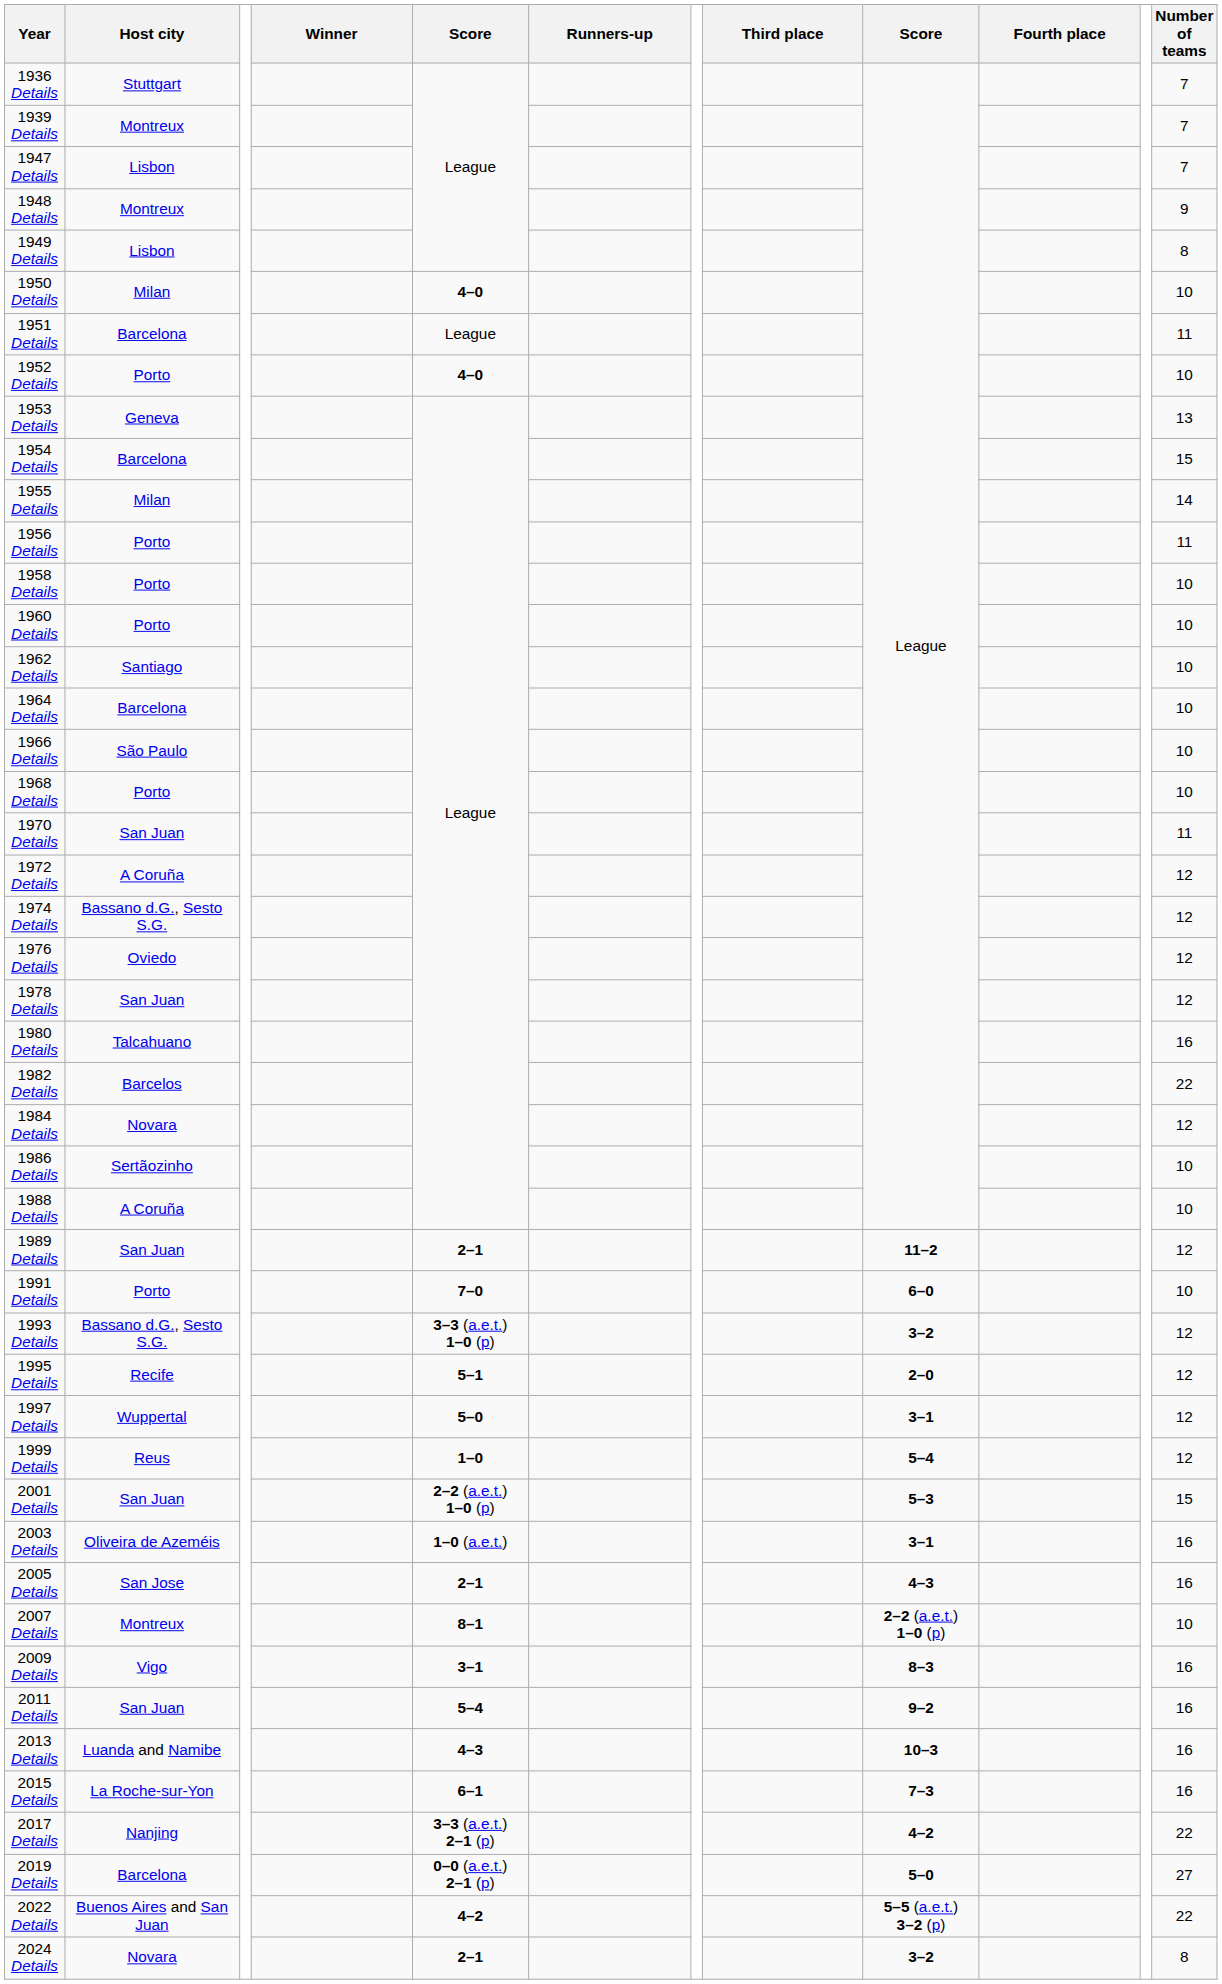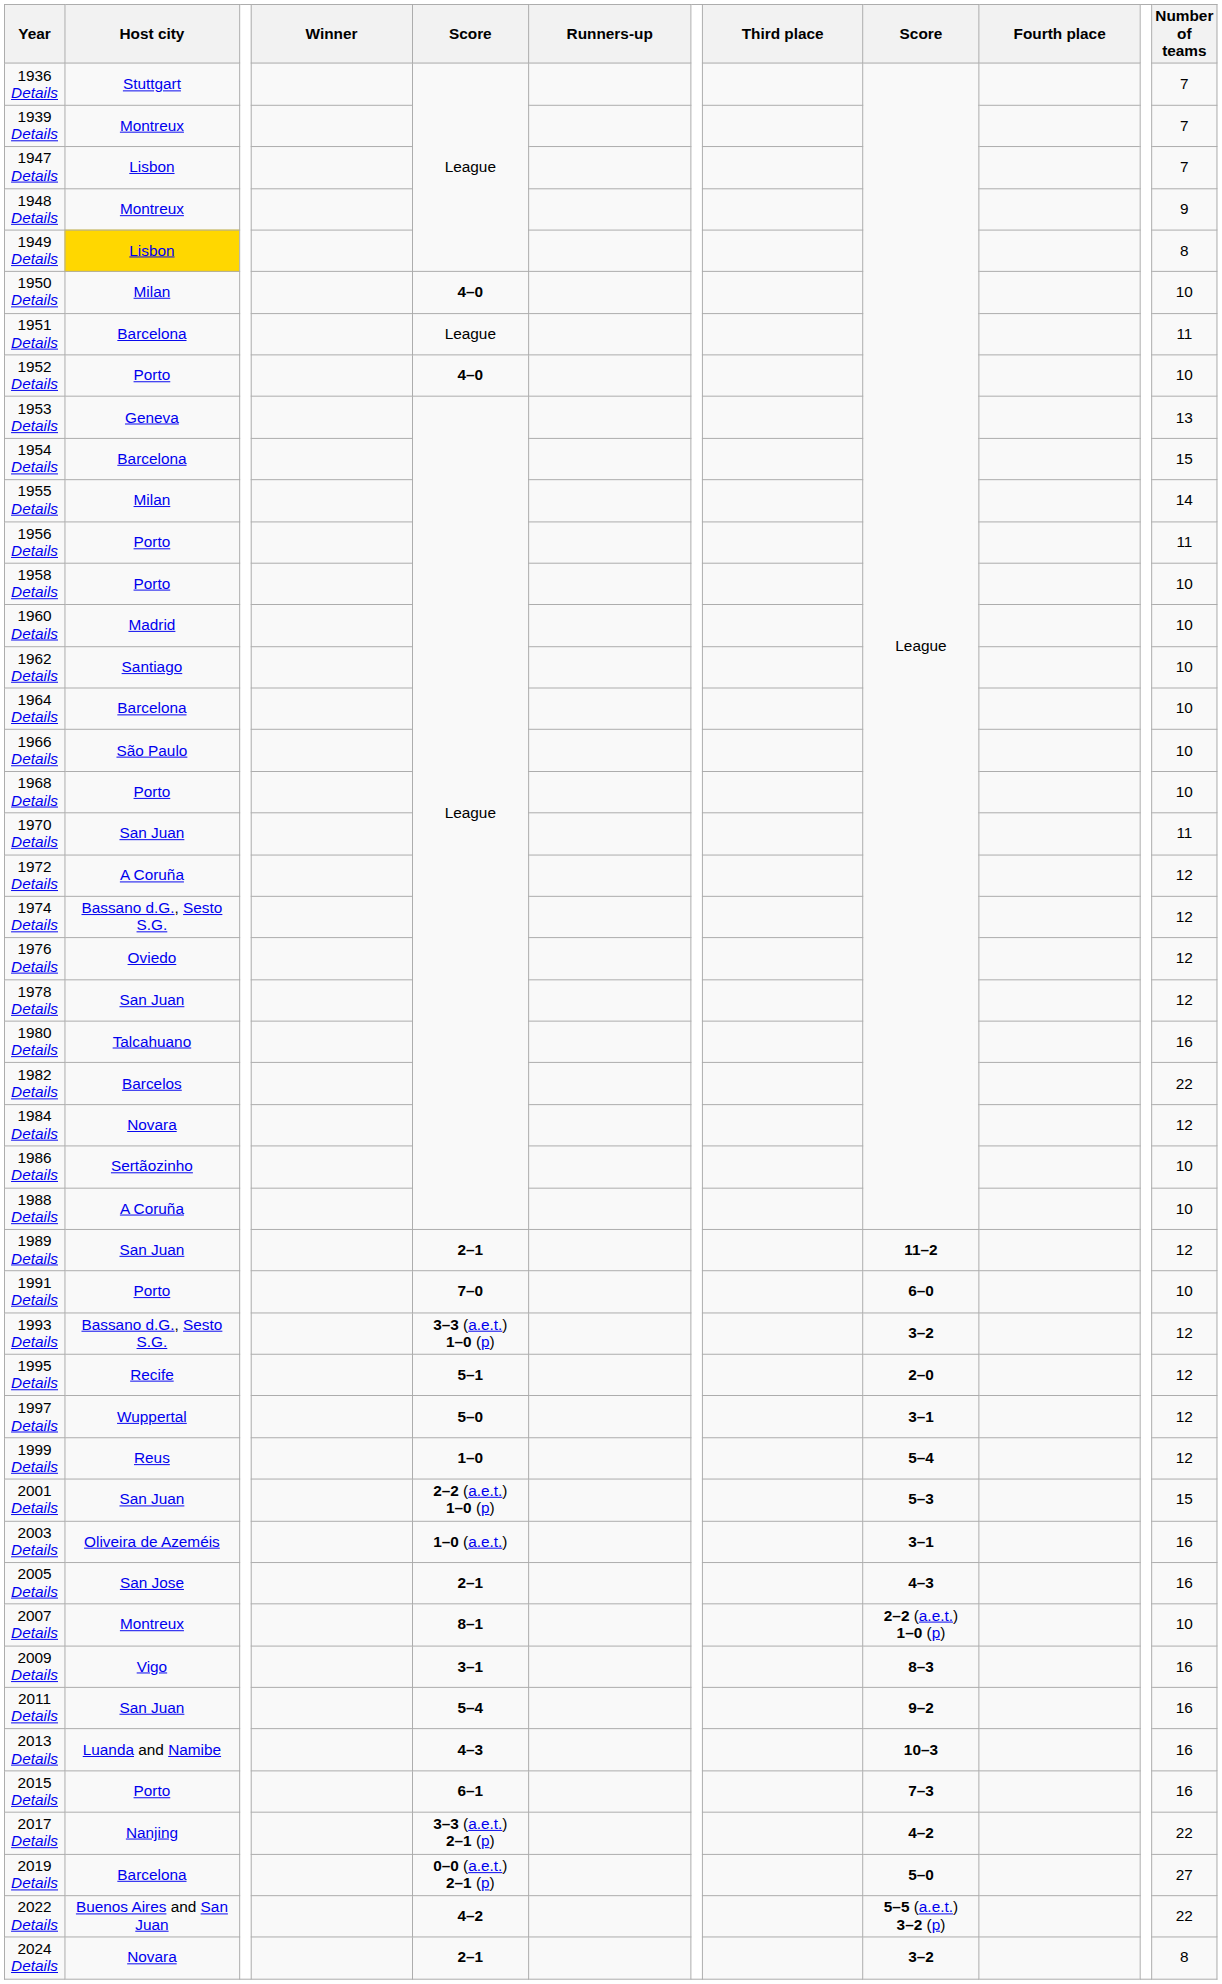(152, 250) no background -> (152, 250) gold background
(152, 625) Porto -> (152, 625) Madrid
(152, 1791) La Roche-sur-Yon -> (152, 1791) Porto
